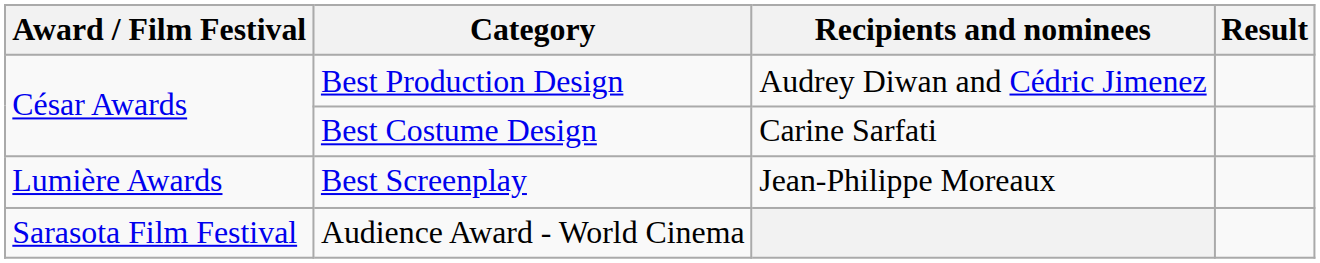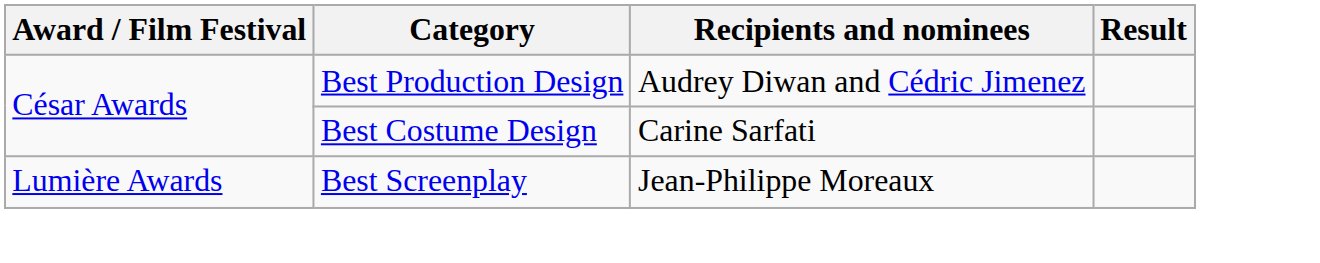- row: (533, 231)
